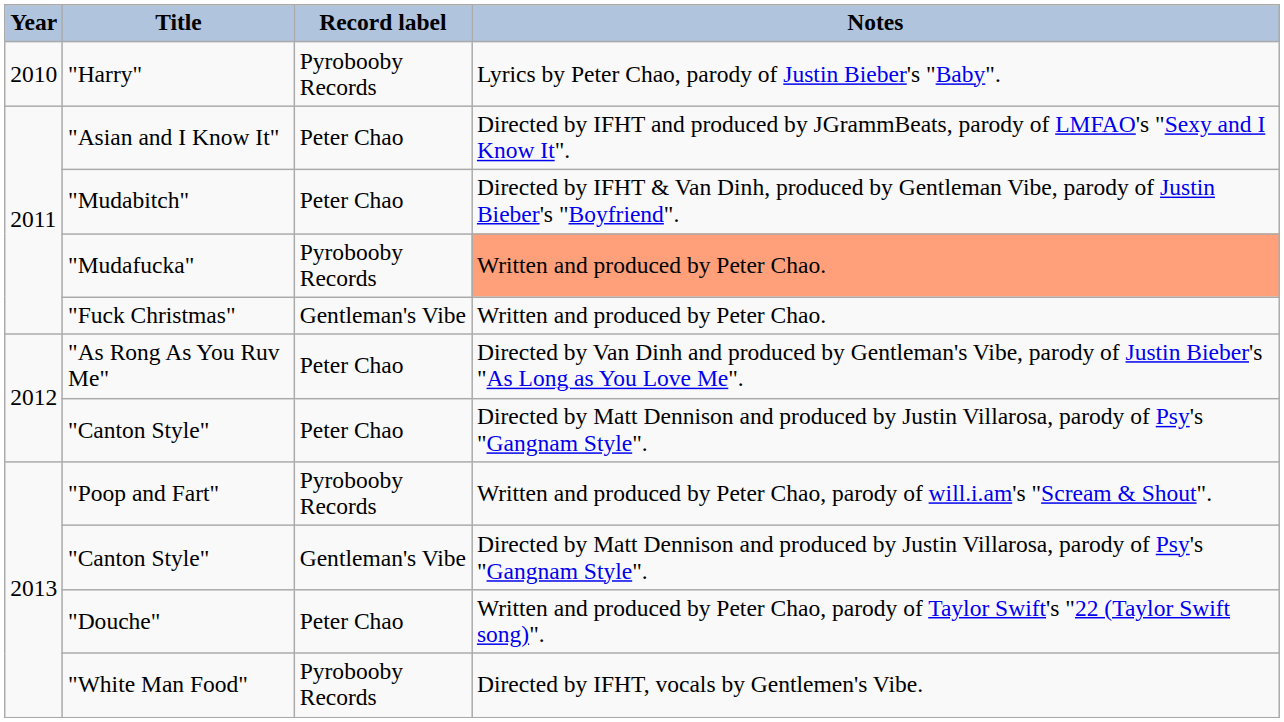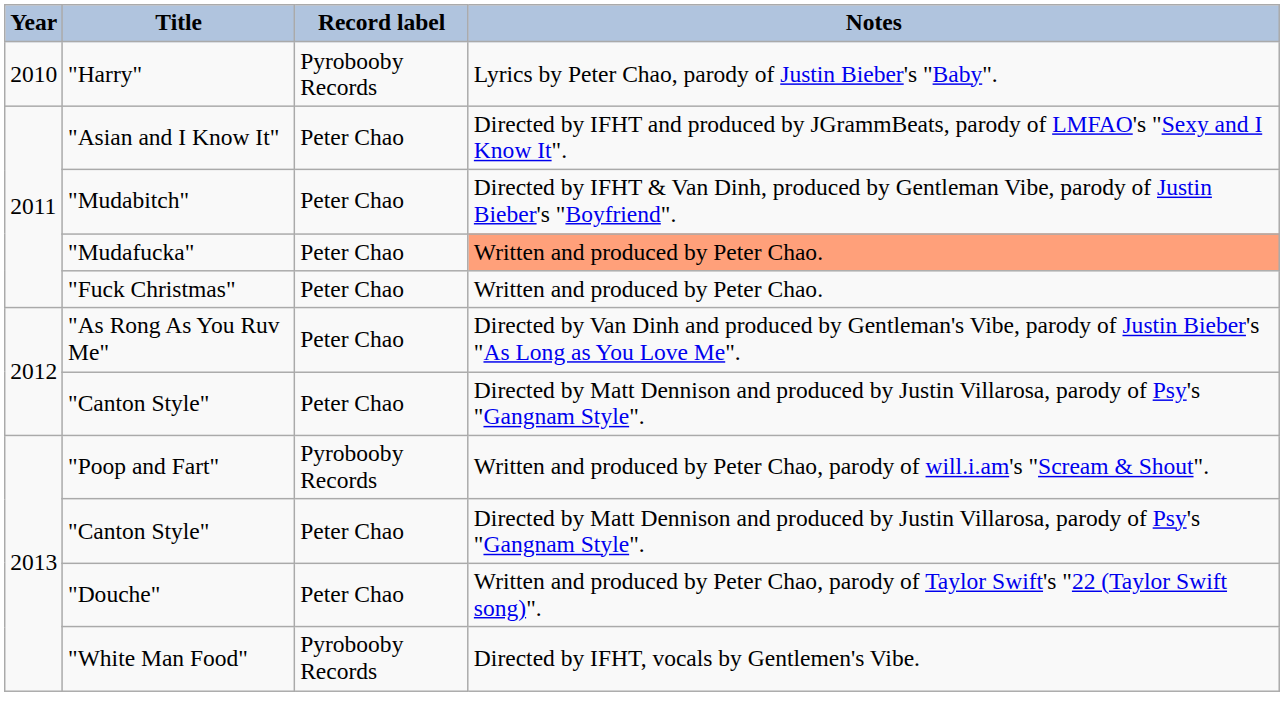(351, 264) Pyrobooby Records -> (352, 251) Peter Chao
(383, 315) Gentleman's Vibe -> (352, 289) Peter Chao
(383, 557) Gentleman's Vibe -> (352, 530) Peter Chao
